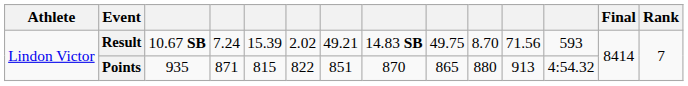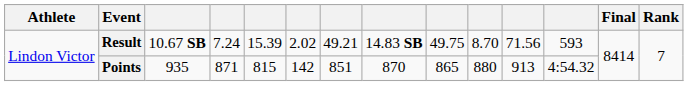(303, 68) 822 -> (303, 68) 142
